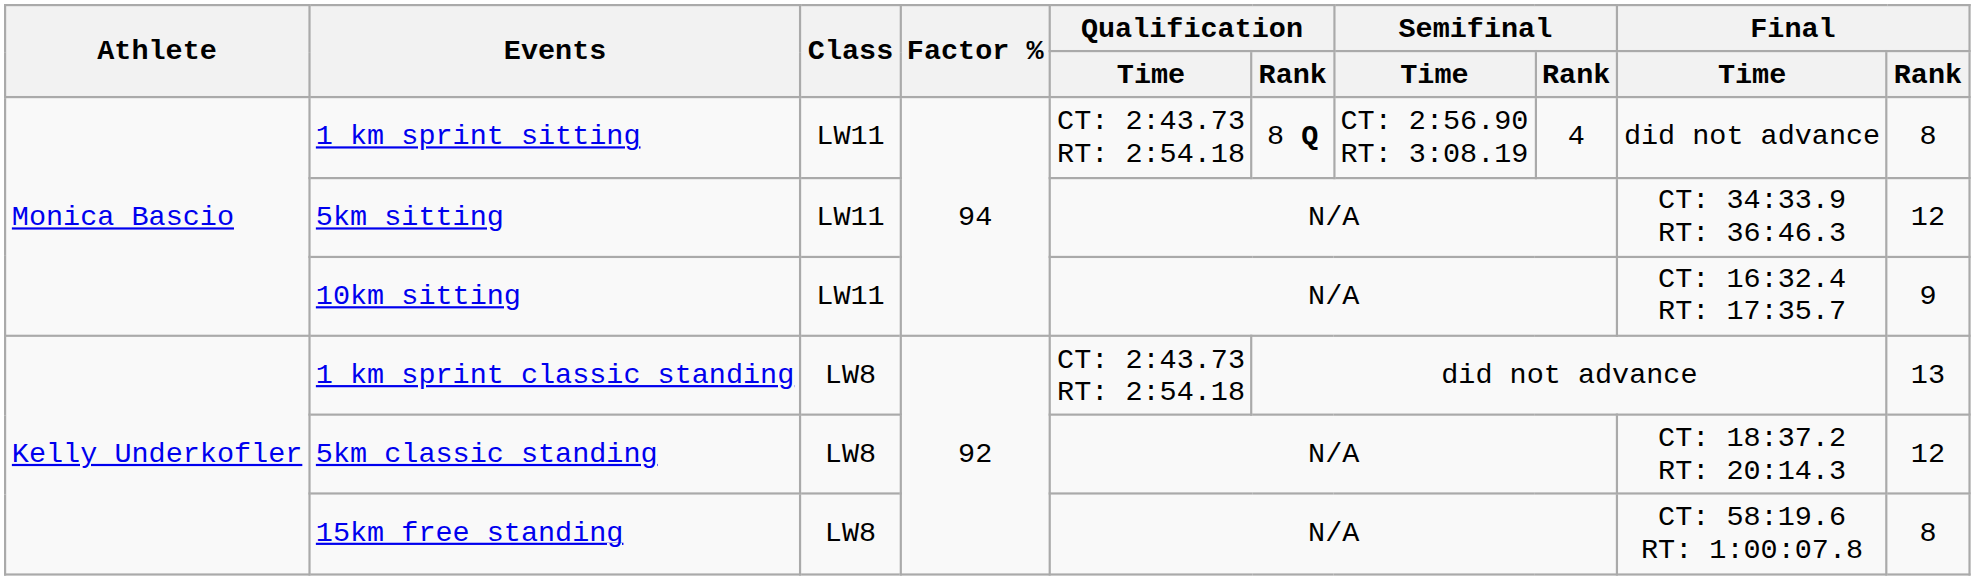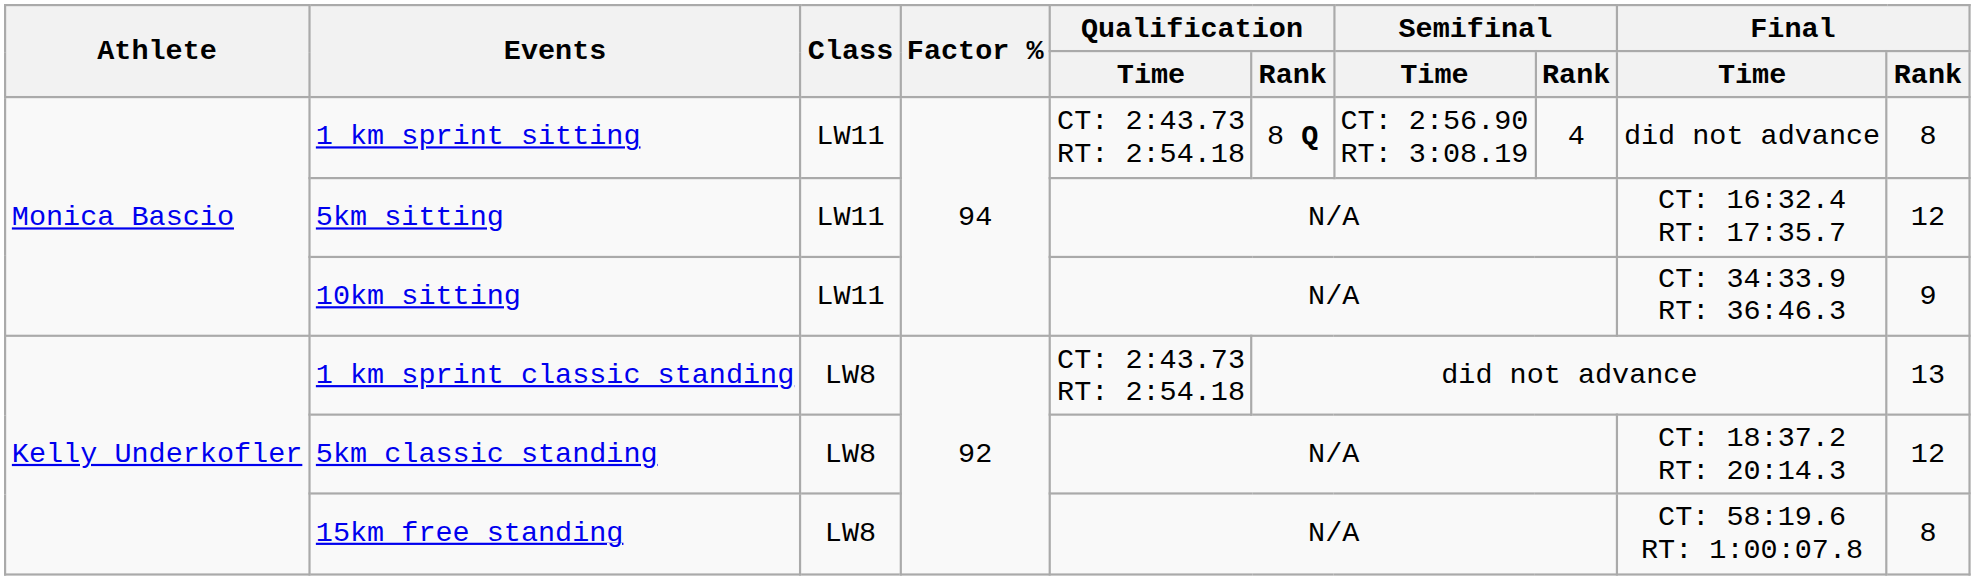(1752, 217) CT: 34:33.9 RT: 36:46.3 -> (1752, 217) CT: 16:32.4 RT: 17:35.7
(1752, 296) CT: 16:32.4 RT: 17:35.7 -> (1752, 296) CT: 34:33.9 RT: 36:46.3
